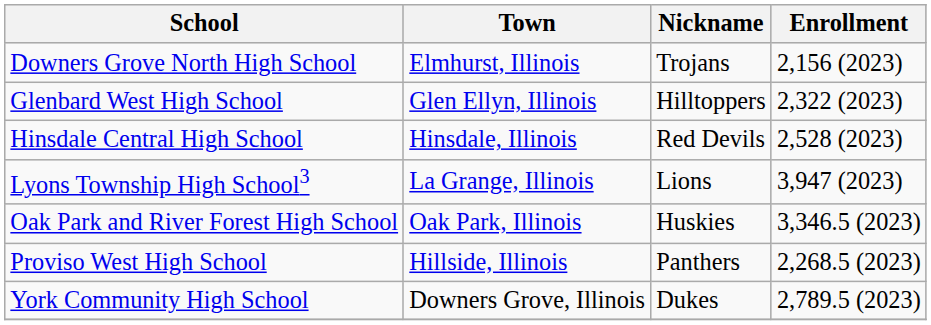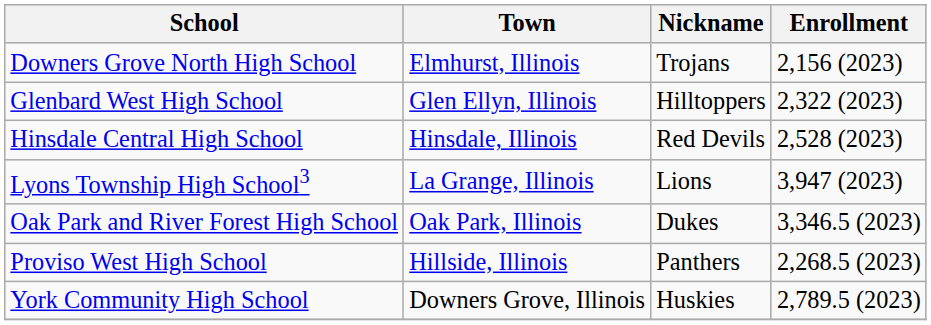(695, 223) Huskies -> (687, 223) Dukes
(687, 300) Dukes -> (695, 300) Huskies
